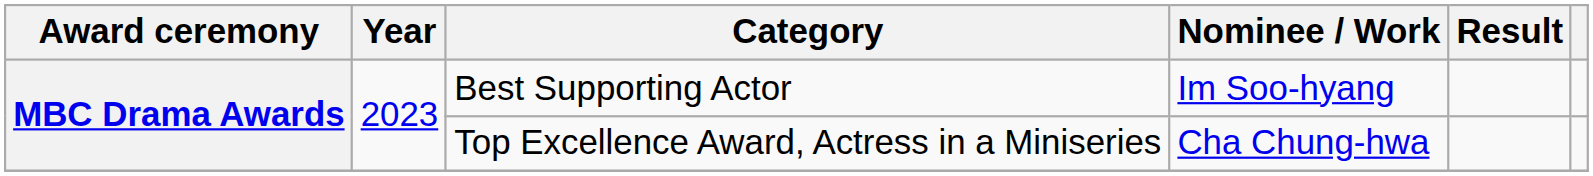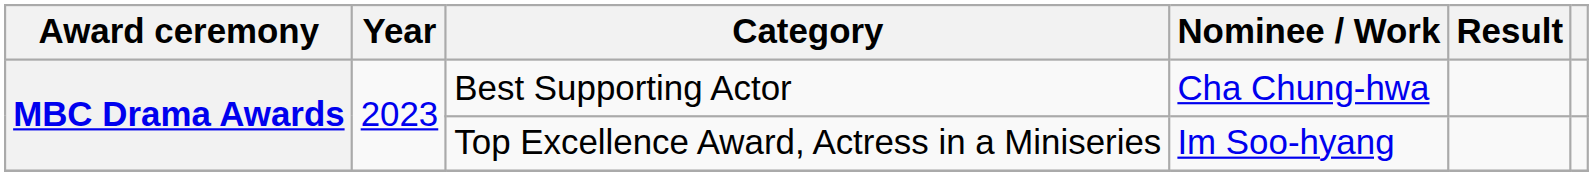(1286, 87) Im Soo-hyang -> (1303, 87) Cha Chung-hwa
(1303, 142) Cha Chung-hwa -> (1286, 142) Im Soo-hyang
